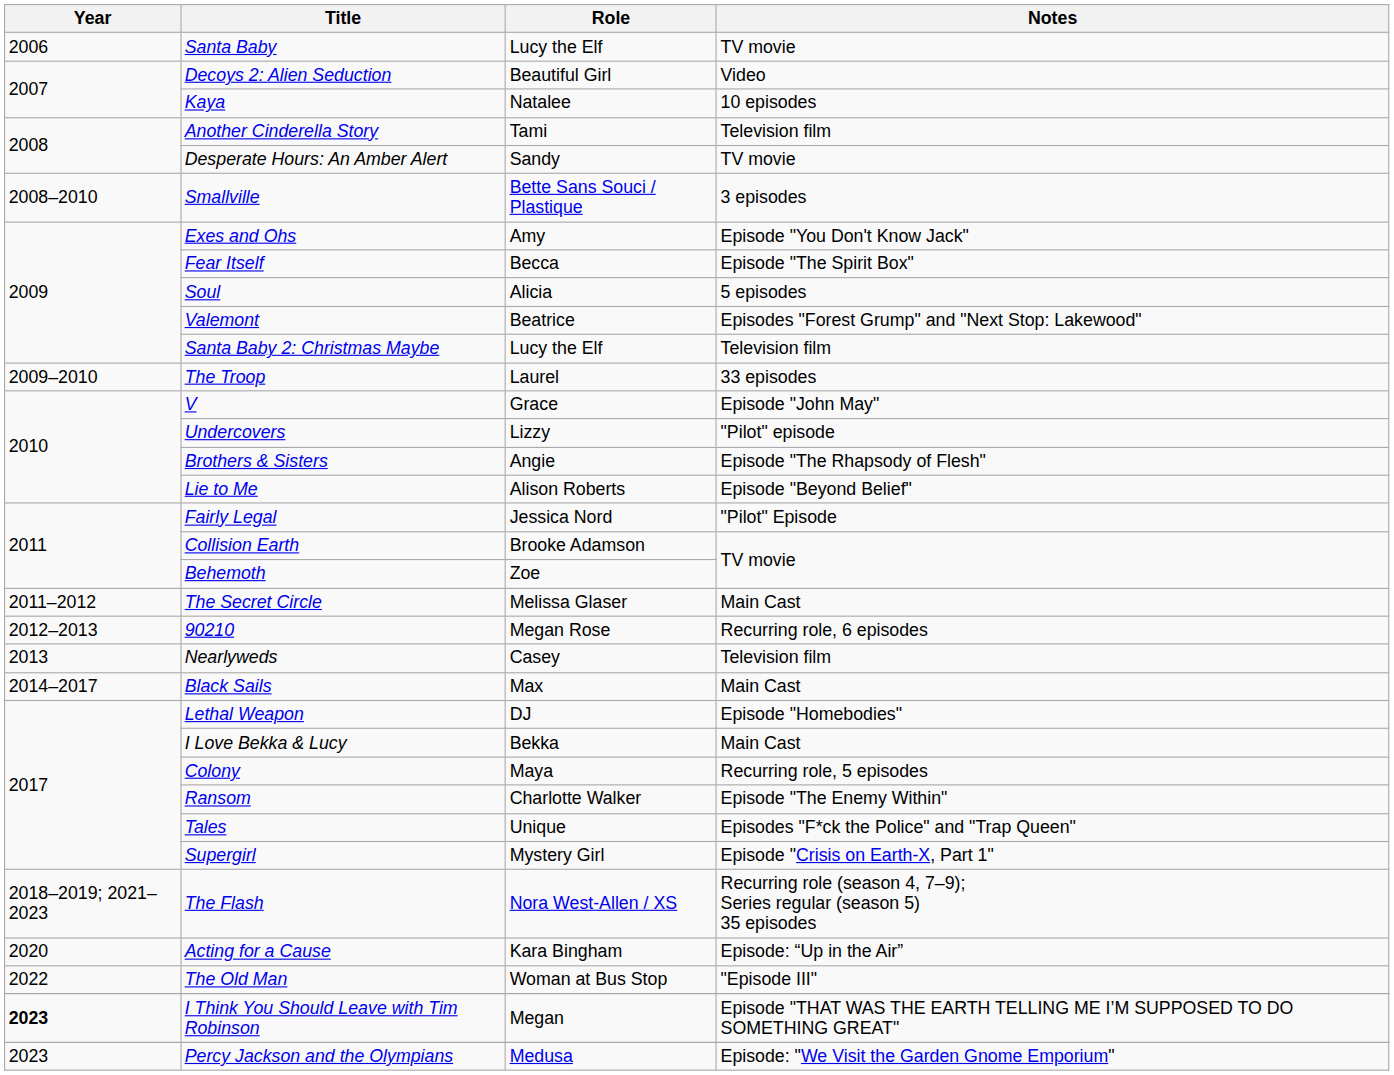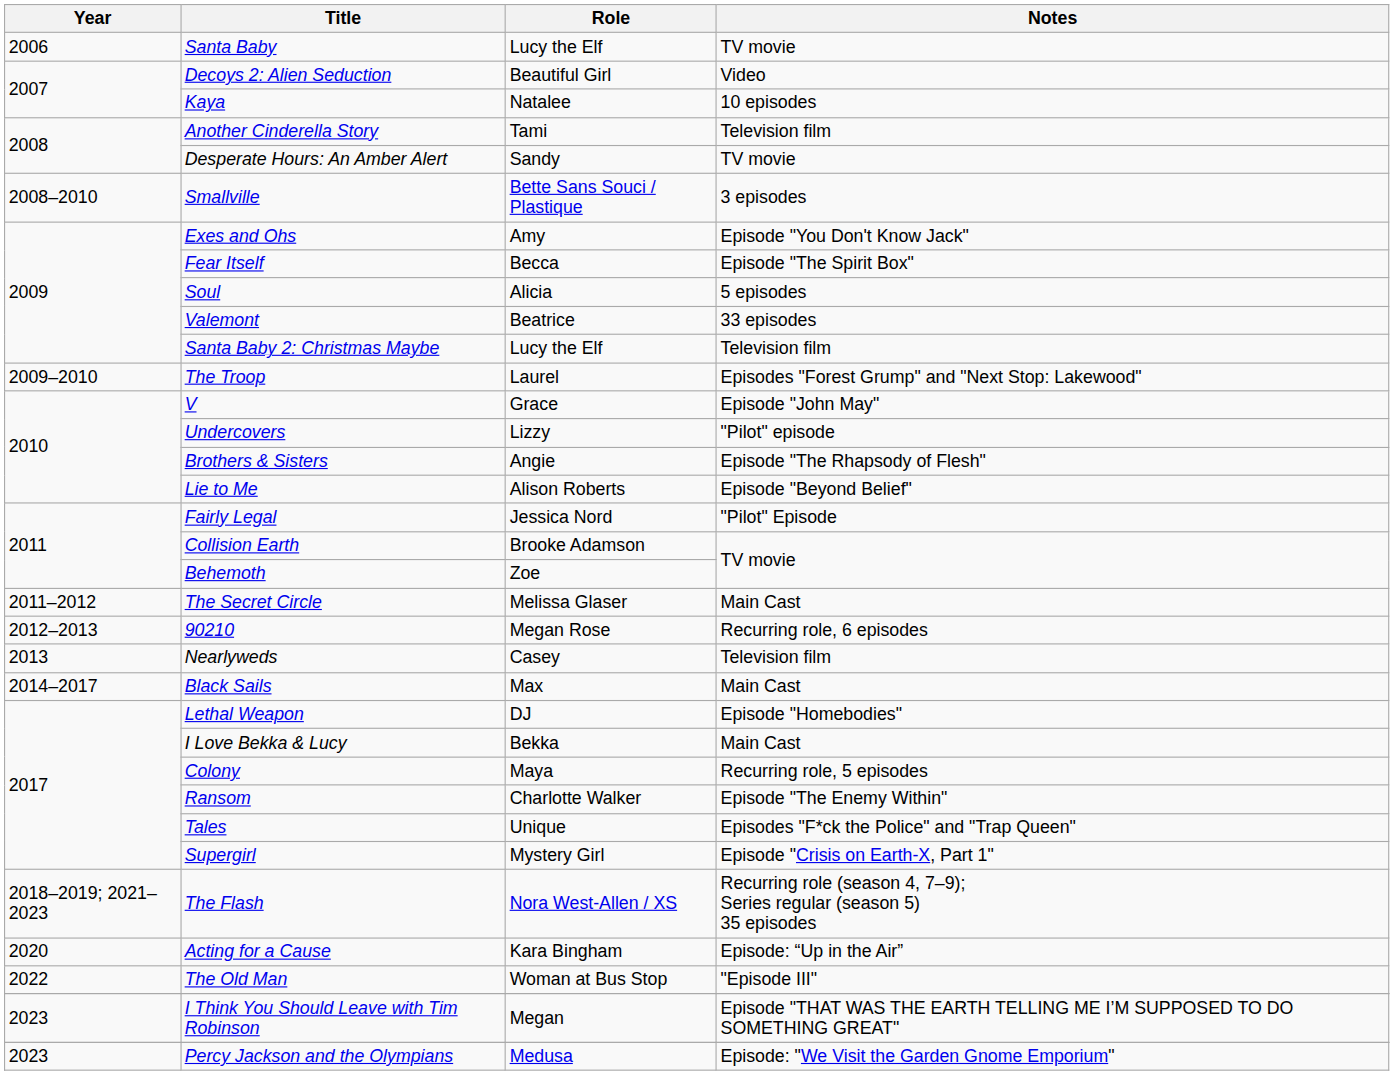(931, 320) Episodes "Forest Grump" and "Next Stop: Lakewood" -> (768, 320) 33 episodes
(768, 376) 33 episodes -> (931, 376) Episodes "Forest Grump" and "Next Stop: Lakewood"
(28, 1017) bold -> (28, 1017) normal
